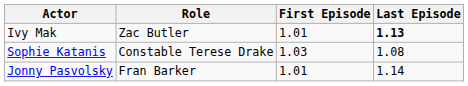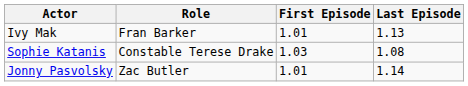(154, 33) Zac Butler -> (157, 33) Fran Barker
(390, 33) bold -> (390, 33) normal
(157, 71) Fran Barker -> (154, 71) Zac Butler
